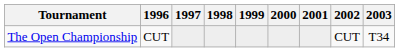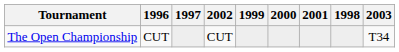columns swapped: (220, 15) <-> (347, 15)
